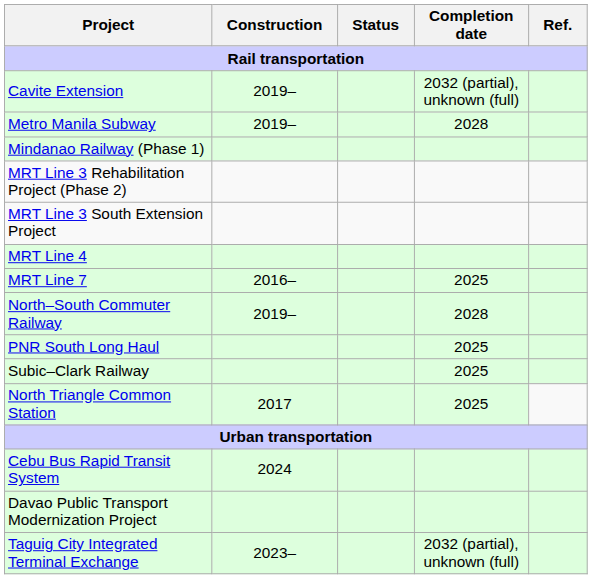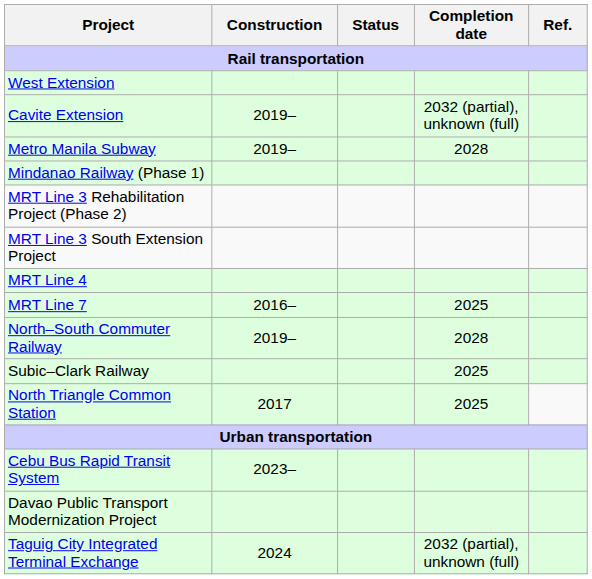+ row: (61, 82)
- row: (84, 346)
(275, 470) 2024 -> (275, 470) 2023–
(275, 553) 2023– -> (275, 553) 2024
